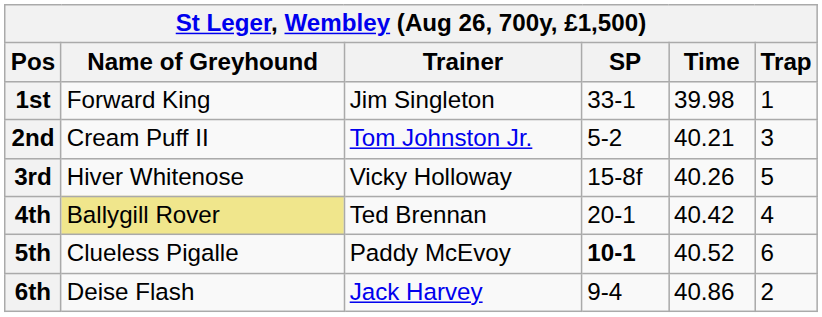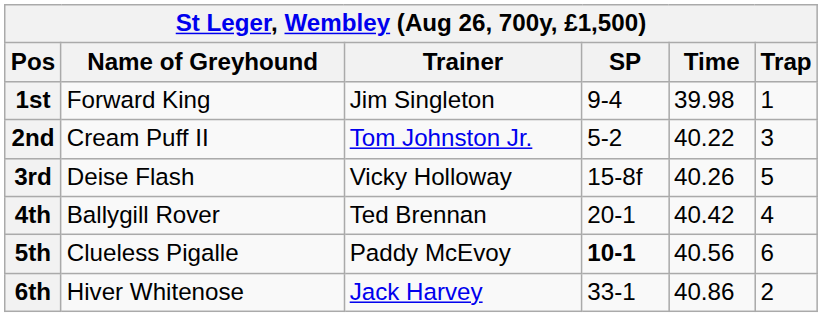(612, 100) 33-1 -> (605, 100) 9-4
(704, 138) 40.21 -> (704, 138) 40.22
(155, 176) Hiver Whitenose -> (131, 176) Deise Flash
(143, 215) khaki background -> (143, 215) no background
(704, 253) 40.52 -> (704, 253) 40.56
(131, 291) Deise Flash -> (155, 291) Hiver Whitenose
(605, 291) 9-4 -> (612, 291) 33-1
